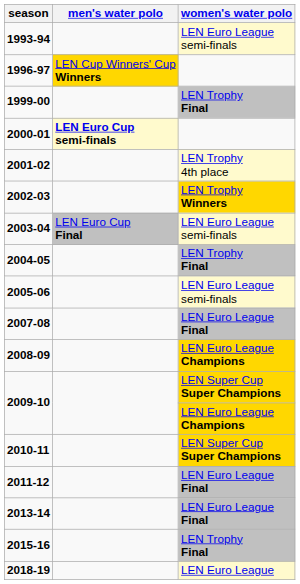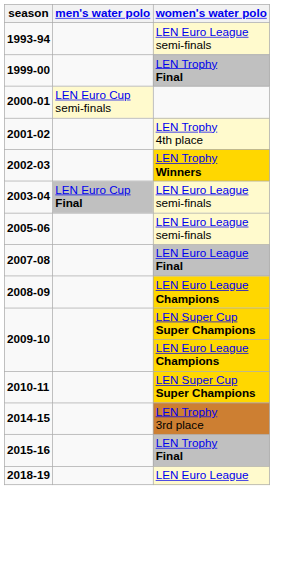- row: (28, 70)
(95, 133) bold -> (93, 102) normal
- row: (28, 260)
- row: (28, 482)
- row: (28, 513)
+ row: (28, 418)
